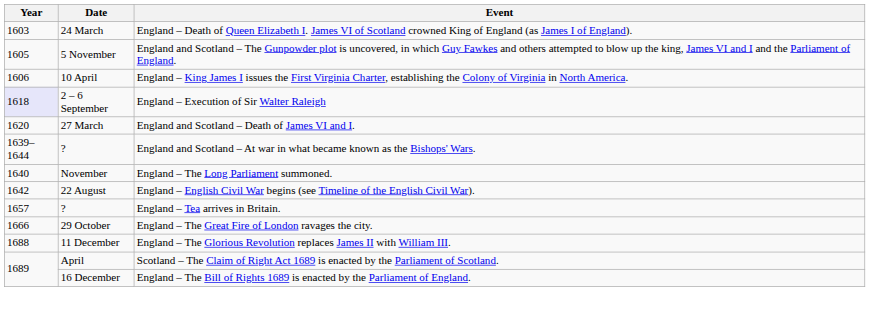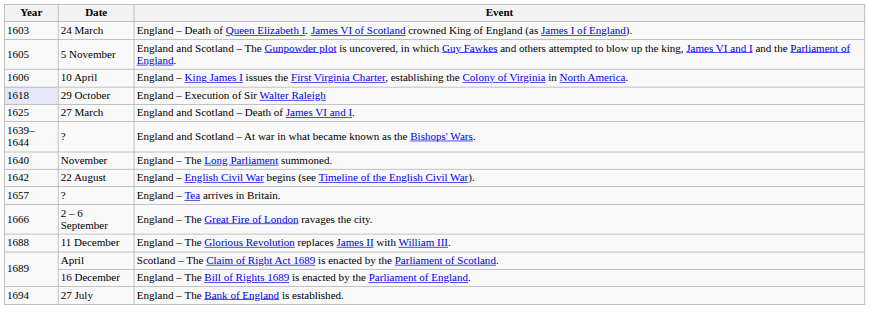(84, 101) 2 – 6 September -> (85, 95) 29 October
(18, 125) 1620 -> (18, 113) 1625
(85, 225) 29 October -> (84, 219) 2 – 6 September
+ row: (240, 295)
